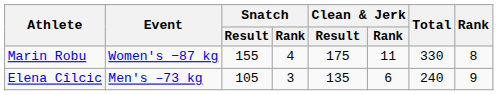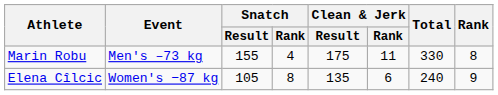(163, 57) Women's −87 kg -> (155, 57) Men's –73 kg
(155, 79) Men's –73 kg -> (163, 79) Women's −87 kg
(290, 79) 3 -> (290, 79) 8
